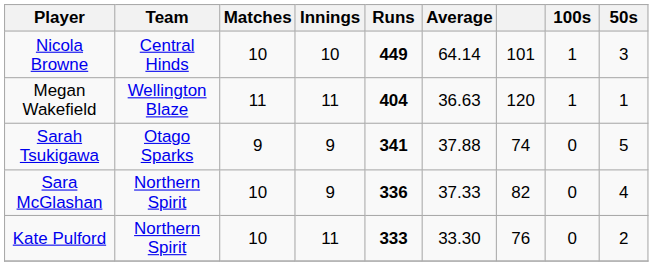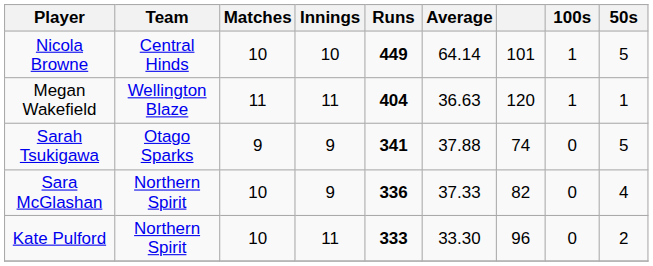(624, 54) 3 -> (624, 54) 5
(521, 238) 76 -> (521, 238) 96
